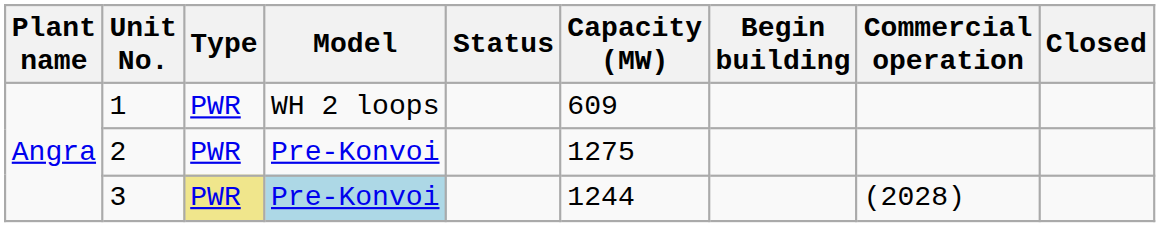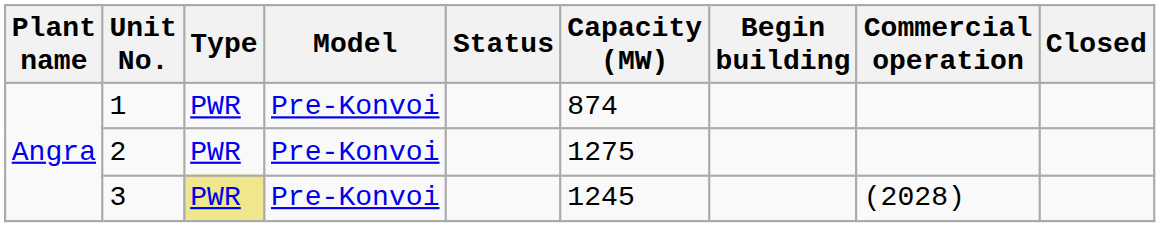(355, 106) WH 2 loops -> (355, 106) Pre-Konvoi
(593, 106) 609 -> (593, 106) 874
(355, 198) lightblue background -> (355, 198) no background
(601, 198) 1244 -> (601, 198) 1245
